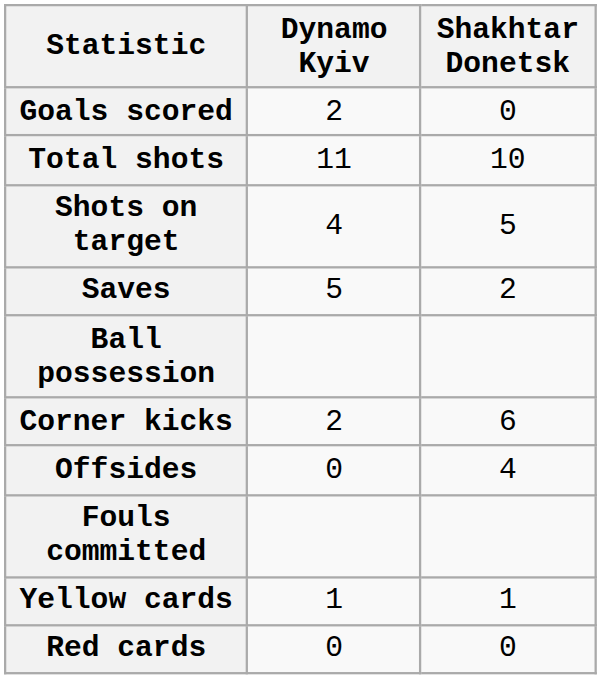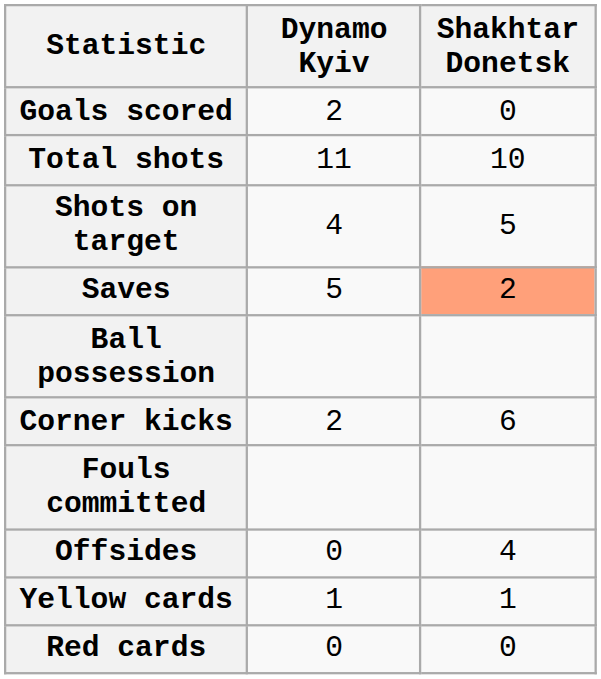(508, 291) no background -> (508, 291) lightsalmon background
rows swapped: (126, 535) <-> (126, 470)
